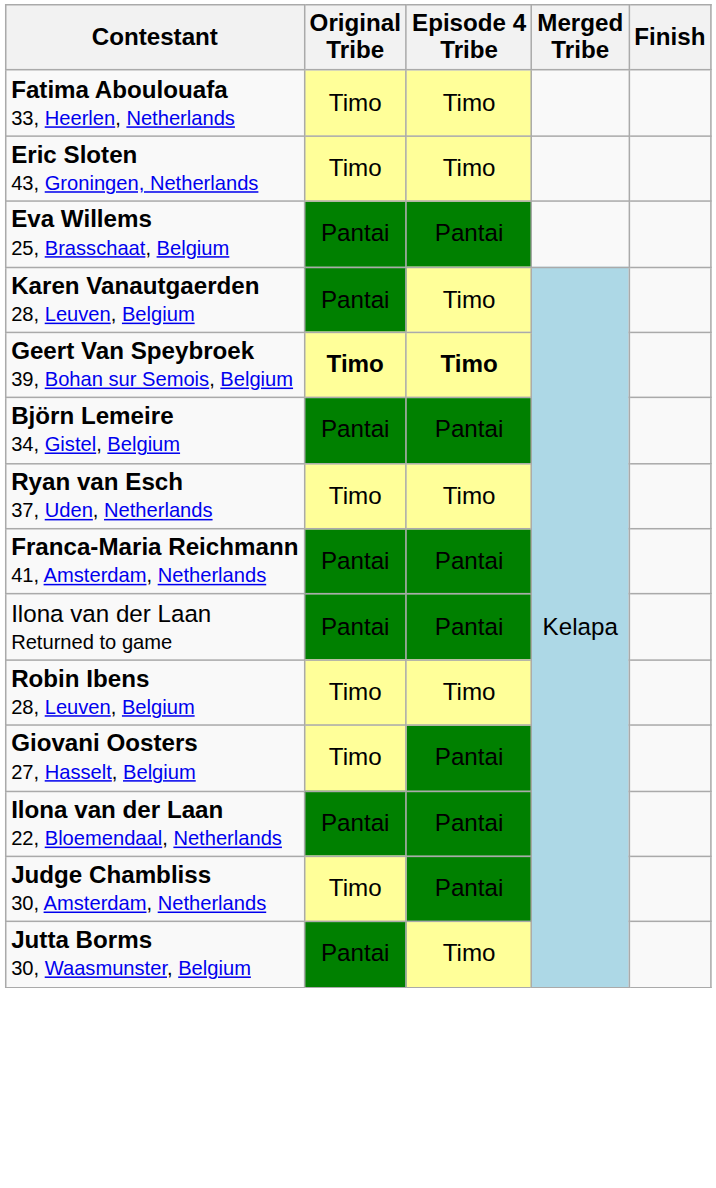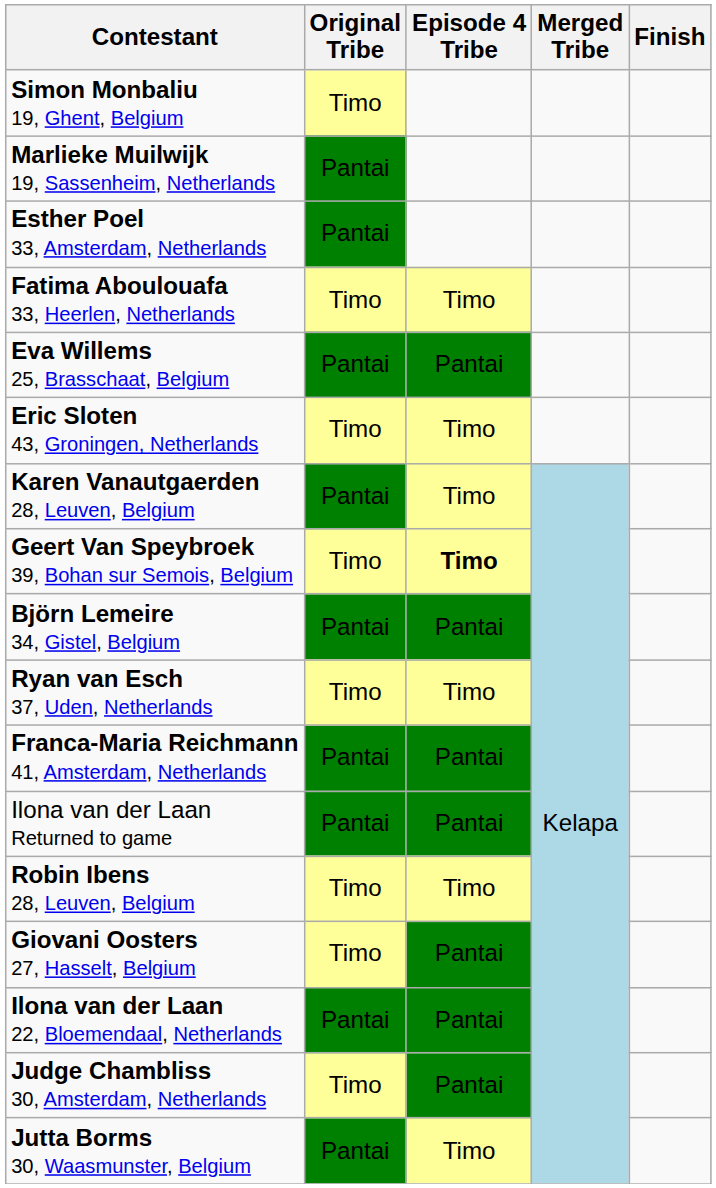+ row: (104, 102)
+ row: (143, 168)
+ row: (139, 233)
rows swapped: (120, 233) <-> (135, 168)
(355, 364) bold -> (355, 561) normal
